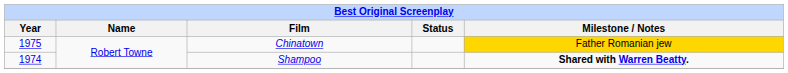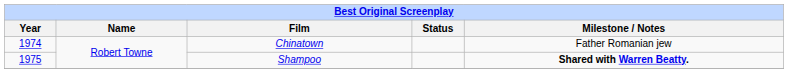(30, 44) 1975 -> (30, 44) 1974
(624, 44) gold background -> (624, 44) no background
(30, 60) 1974 -> (30, 60) 1975
